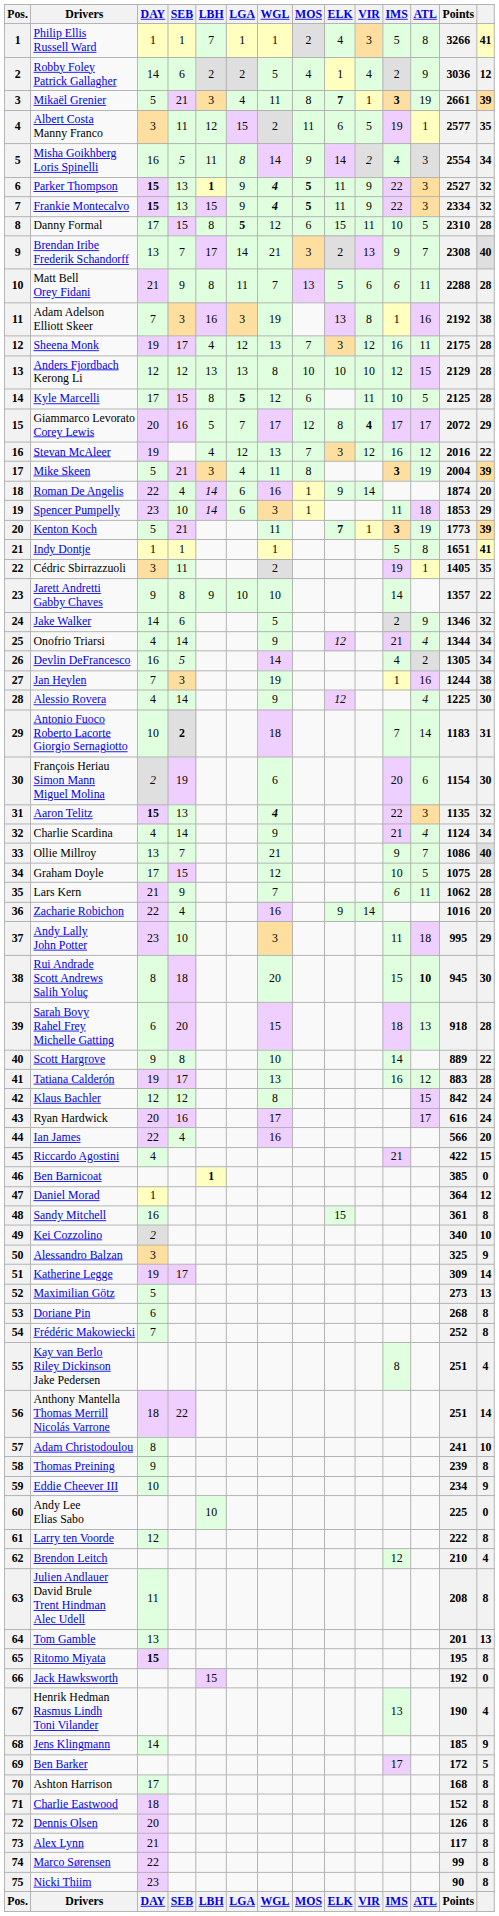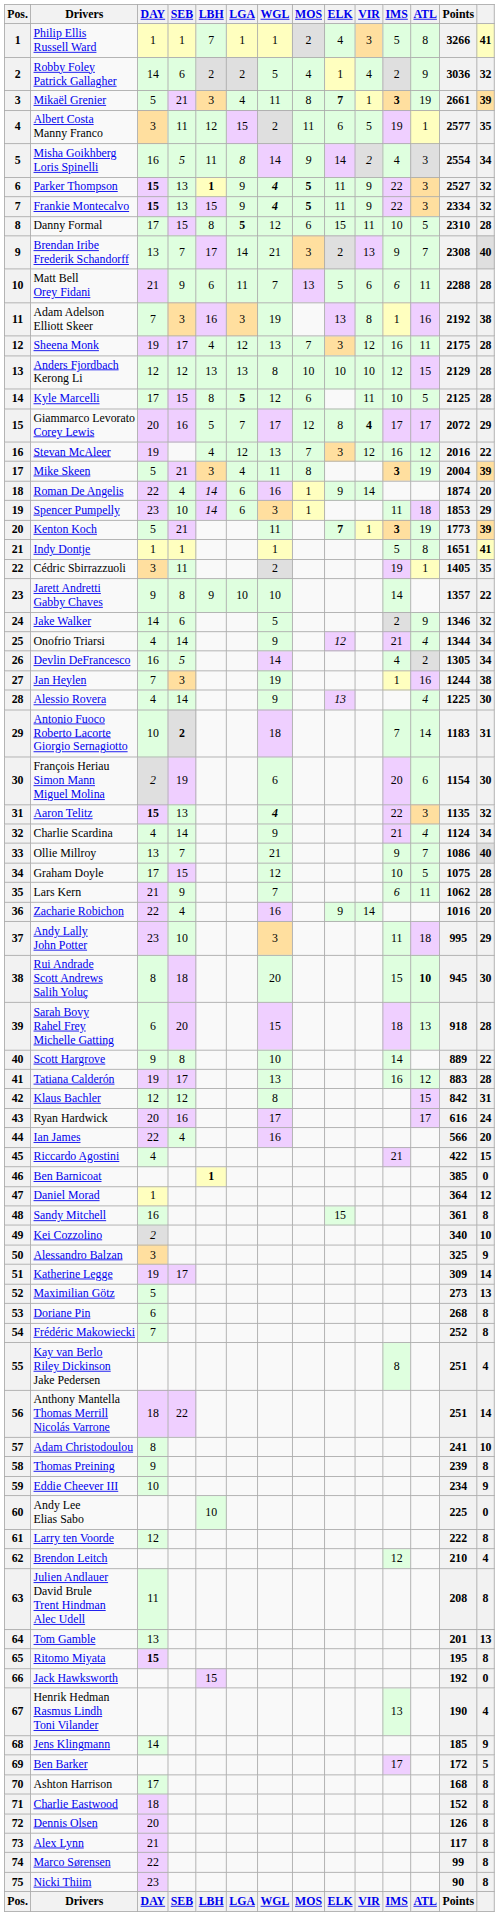(486, 73) 12 -> (486, 73) 32
(211, 285) 8 -> (211, 285) 6
(340, 699) 12 -> (340, 699) 13
(486, 1098) 24 -> (486, 1098) 31
